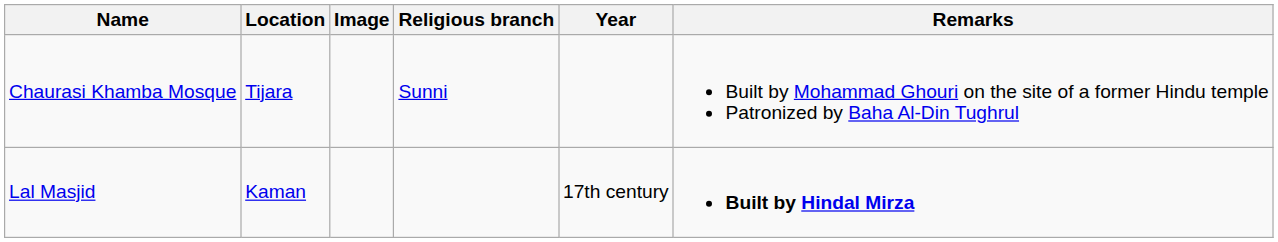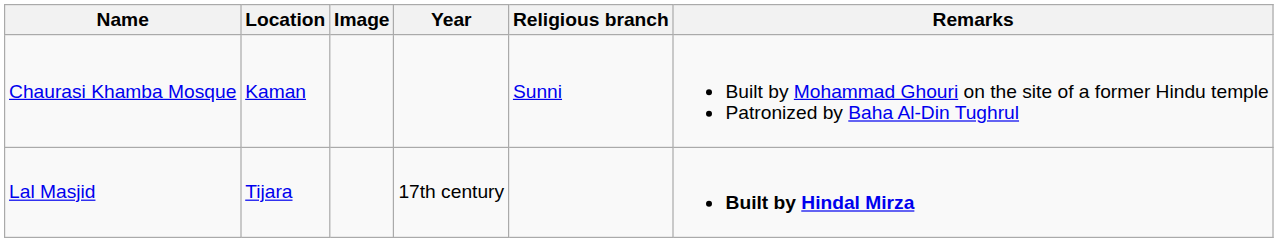columns swapped: (616, 19) <-> (476, 19)
(269, 90) Tijara -> (276, 90) Kaman
(276, 192) Kaman -> (269, 192) Tijara
